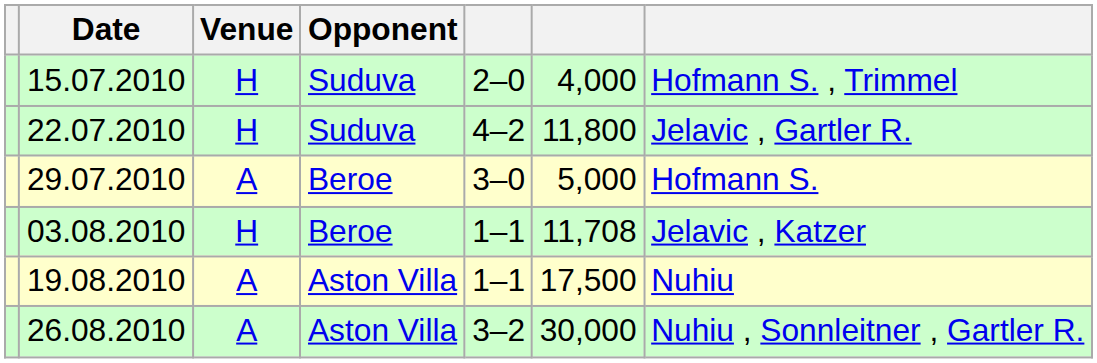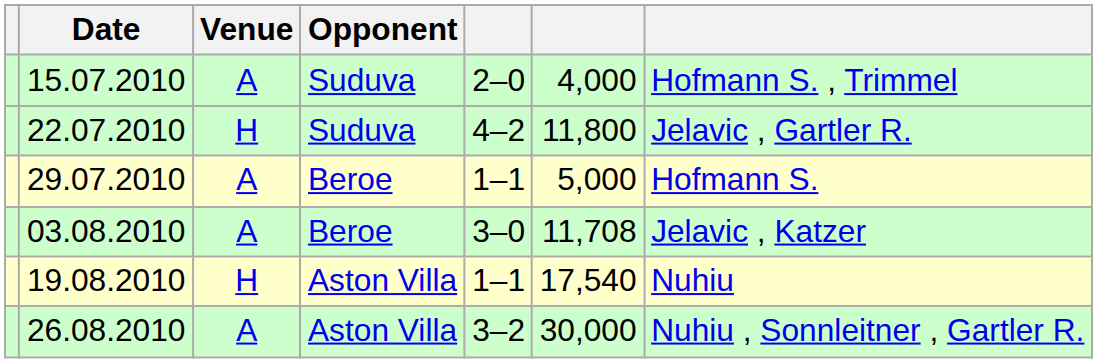(247, 79) H -> (247, 79) A
(499, 180) 3–0 -> (499, 180) 1–1
(247, 230) H -> (247, 230) A
(499, 230) 1–1 -> (499, 230) 3–0
(247, 280) A -> (247, 280) H
(588, 280) 17,500 -> (588, 280) 17,540
